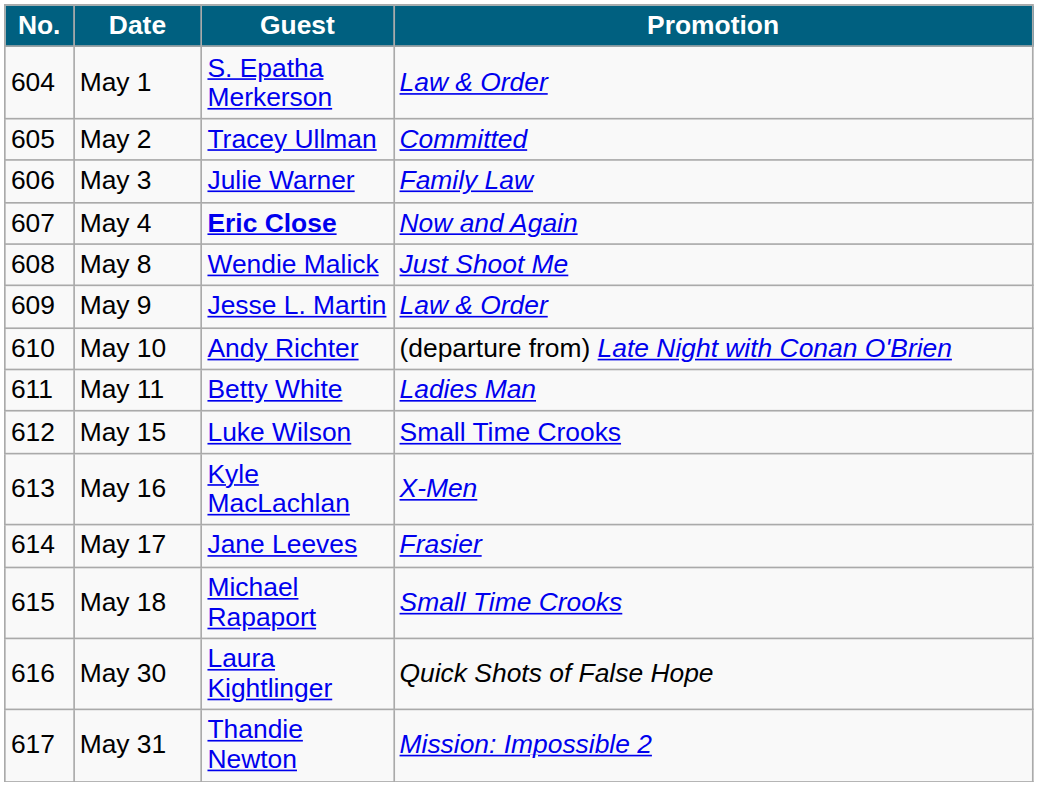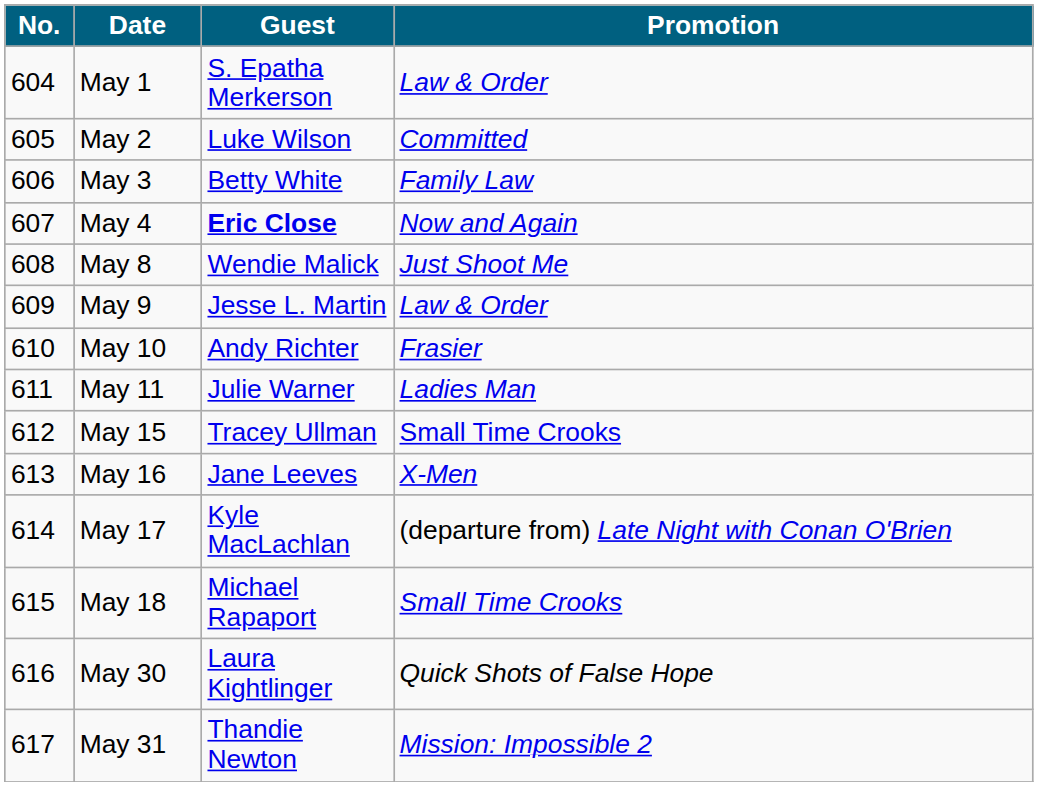(292, 138) Tracey Ullman -> (279, 138) Luke Wilson
(281, 180) Julie Warner -> (275, 180) Betty White
(676, 348) (departure from) Late Night with Conan O'Brien -> (441, 348) Frasier
(275, 390) Betty White -> (281, 390) Julie Warner
(279, 431) Luke Wilson -> (292, 431) Tracey Ullman
(279, 488) Kyle MacLachlan -> (282, 473) Jane Leeves
(282, 545) Jane Leeves -> (279, 530) Kyle MacLachlan
(441, 545) Frasier -> (676, 530) (departure from) Late Night with Conan O'Brien
